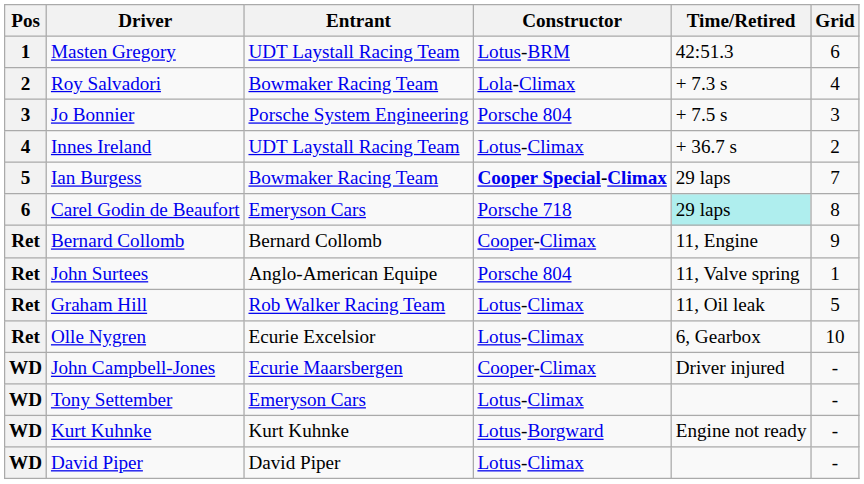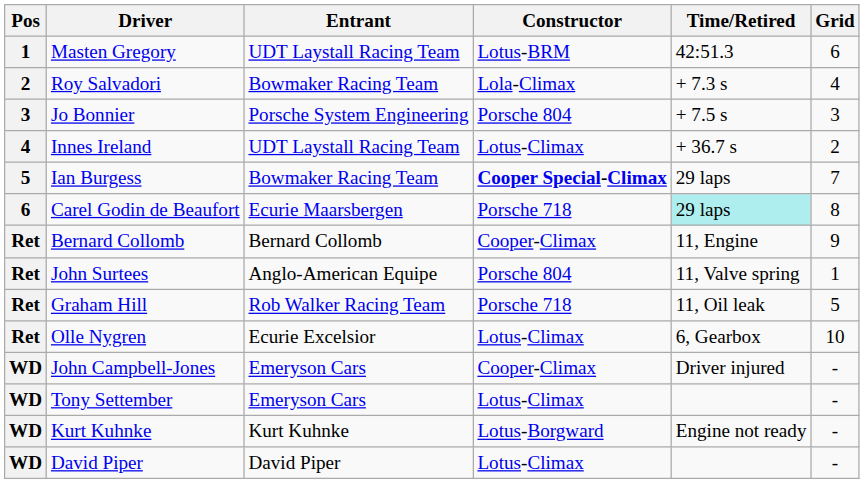(307, 209) Emeryson Cars -> (326, 209) Ecurie Maarsbergen
(531, 304) Lotus-Climax -> (524, 304) Porsche 718
(326, 367) Ecurie Maarsbergen -> (307, 367) Emeryson Cars
